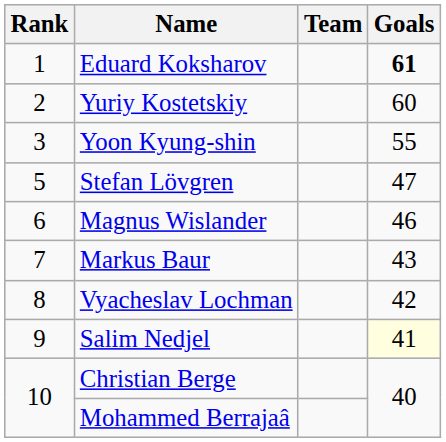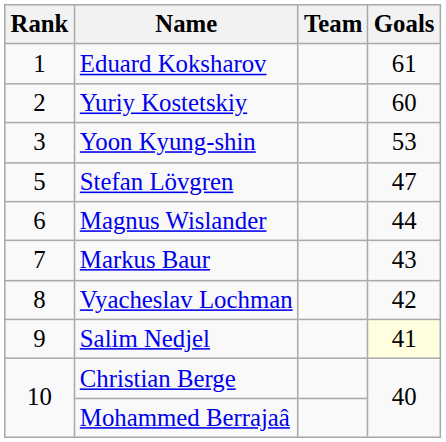(404, 63) bold -> (404, 63) normal
(404, 142) 55 -> (404, 142) 53
(404, 220) 46 -> (404, 220) 44
